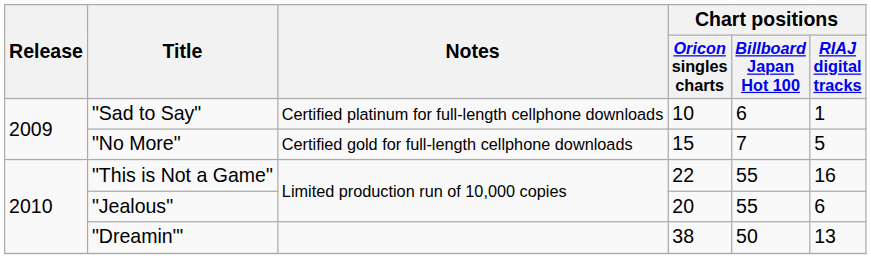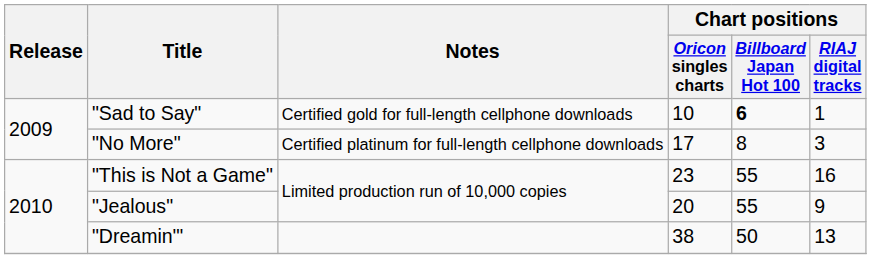(473, 114) Certified platinum for full-length cellphone downloads -> (457, 114) Certified gold for full-length cellphone downloads
(741, 113) normal -> (741, 113) bold
(457, 145) Certified gold for full-length cellphone downloads -> (473, 145) Certified platinum for full-length cellphone downloads
(683, 144) 15 -> (683, 144) 17
(741, 144) 7 -> (741, 144) 8
(820, 144) 5 -> (820, 144) 3
(683, 175) 22 -> (683, 175) 23
(820, 206) 6 -> (820, 206) 9
